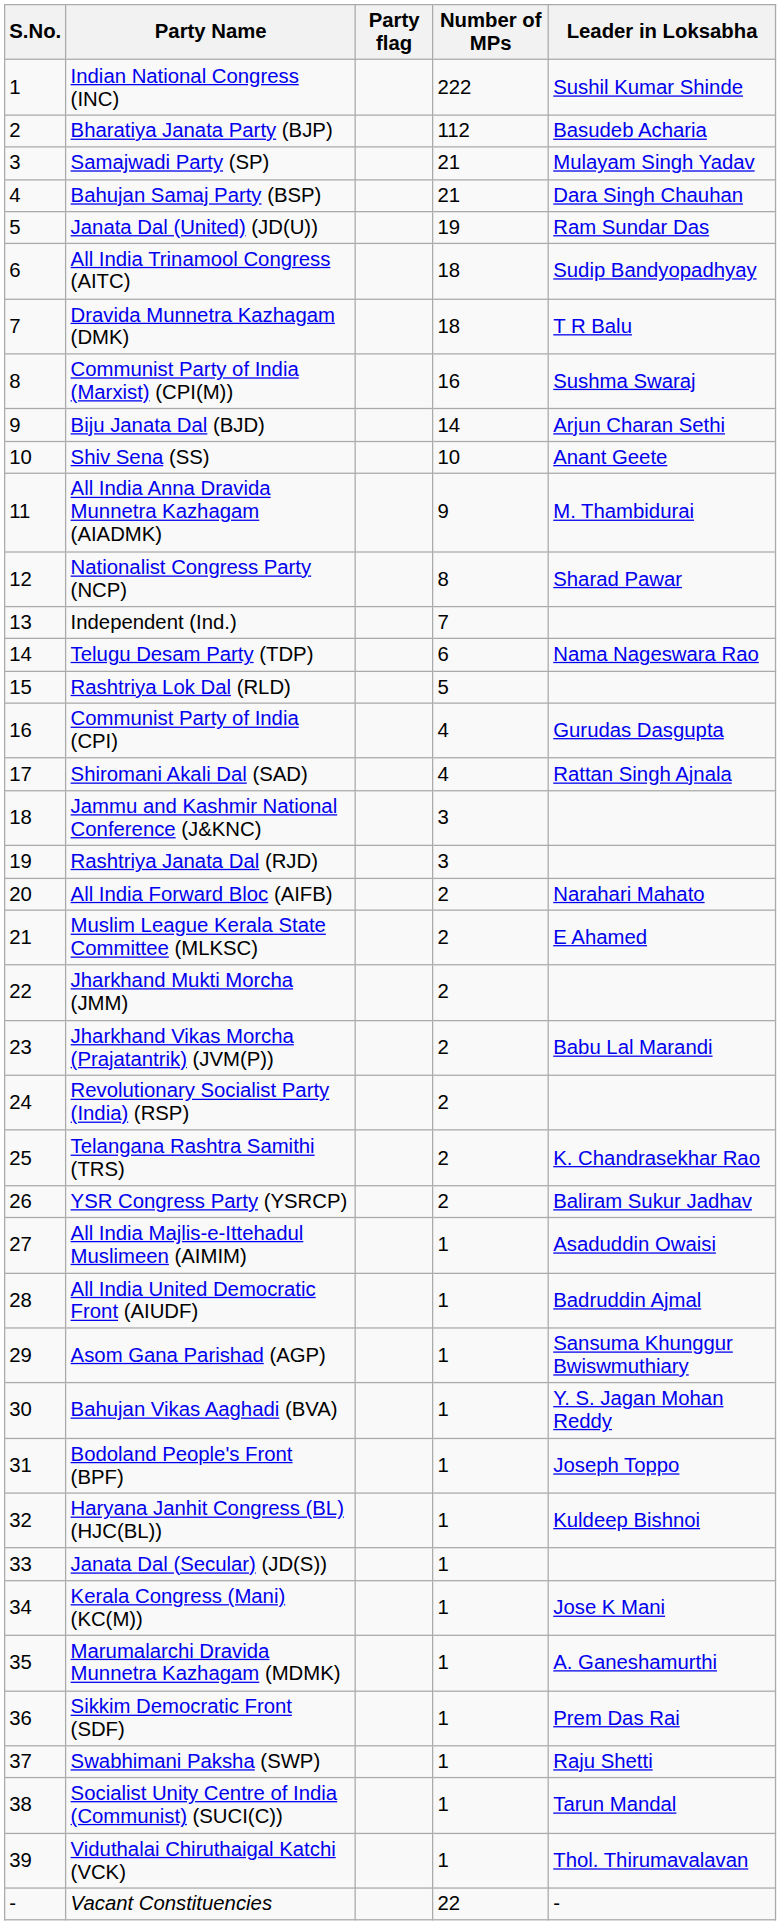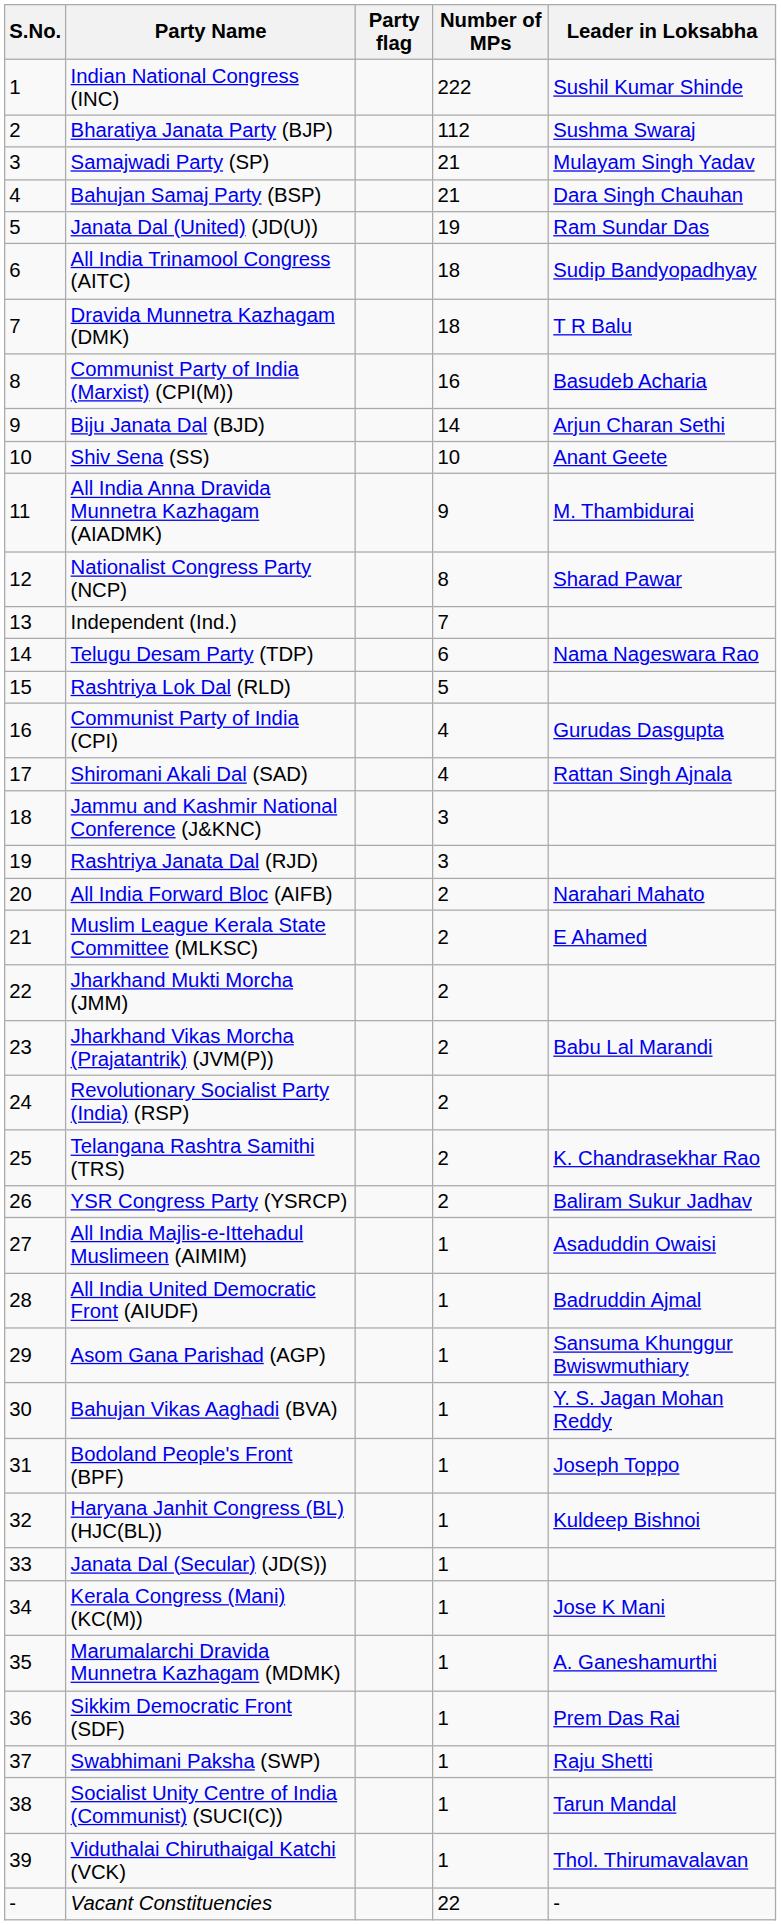(630, 130) Basudeb Acharia -> (624, 130) Sushma Swaraj
(624, 381) Sushma Swaraj -> (630, 381) Basudeb Acharia
